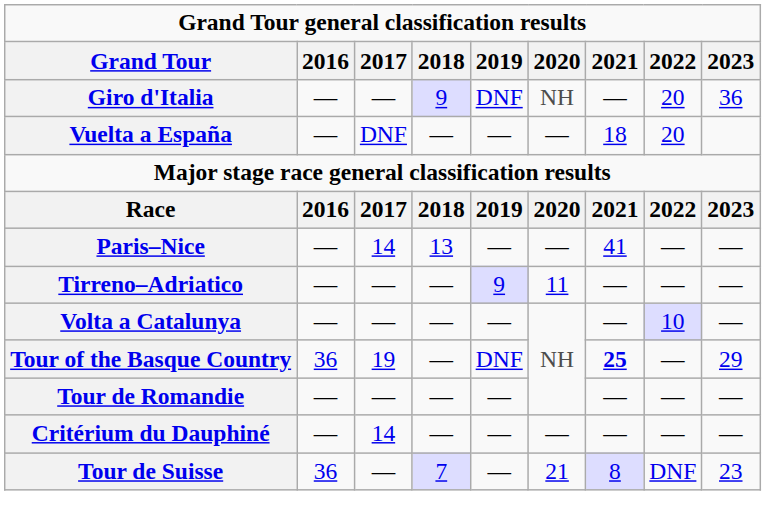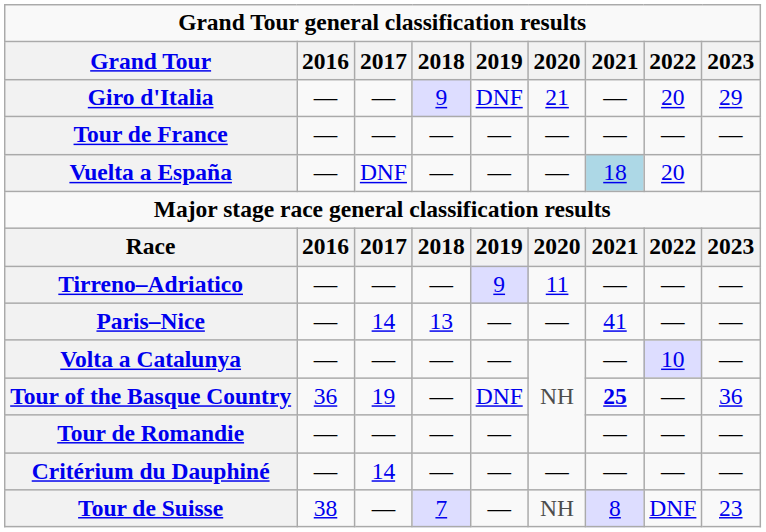(557, 97) NH -> (557, 97) 21
(731, 97) 36 -> (731, 97) 29
+ row: (151, 135)
(615, 135) no background -> (615, 172) lightblue background
rows swapped: (151, 246) <-> (151, 284)
(731, 358) 29 -> (731, 396) 36
(326, 470) 36 -> (326, 508) 38
(557, 470) 21 -> (557, 508) NH
